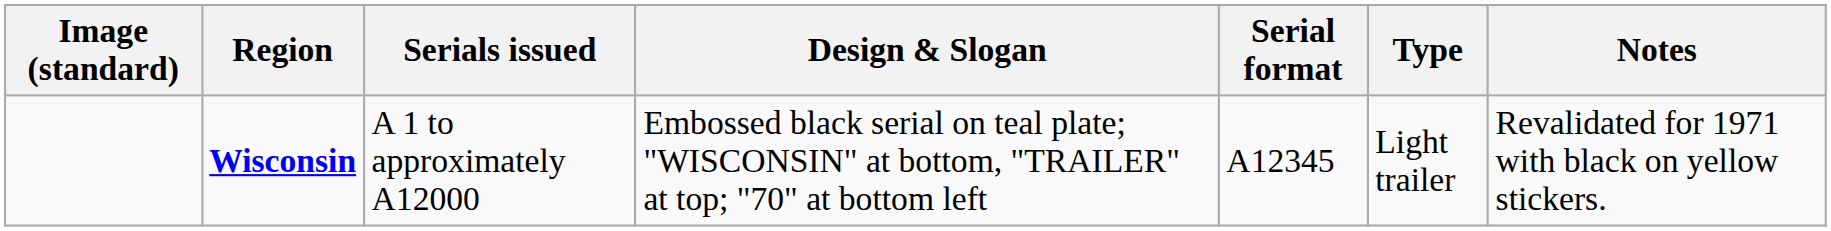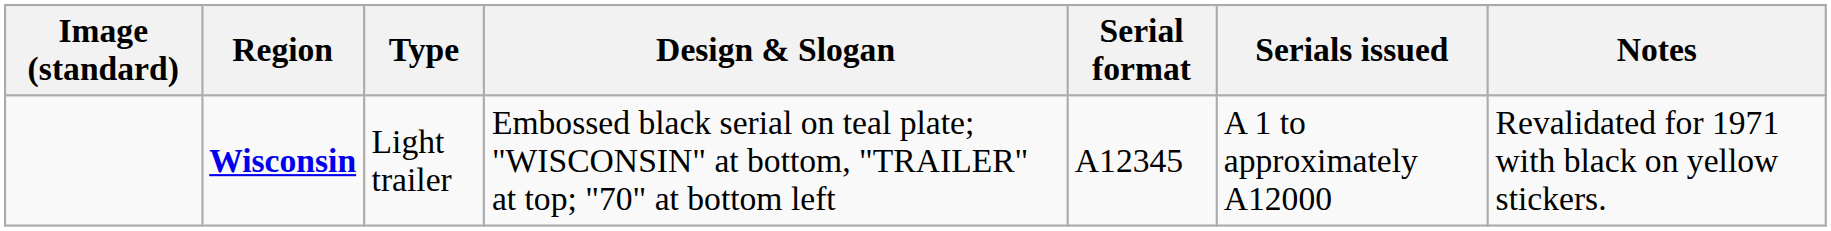columns swapped: (1428, 50) <-> (500, 50)
